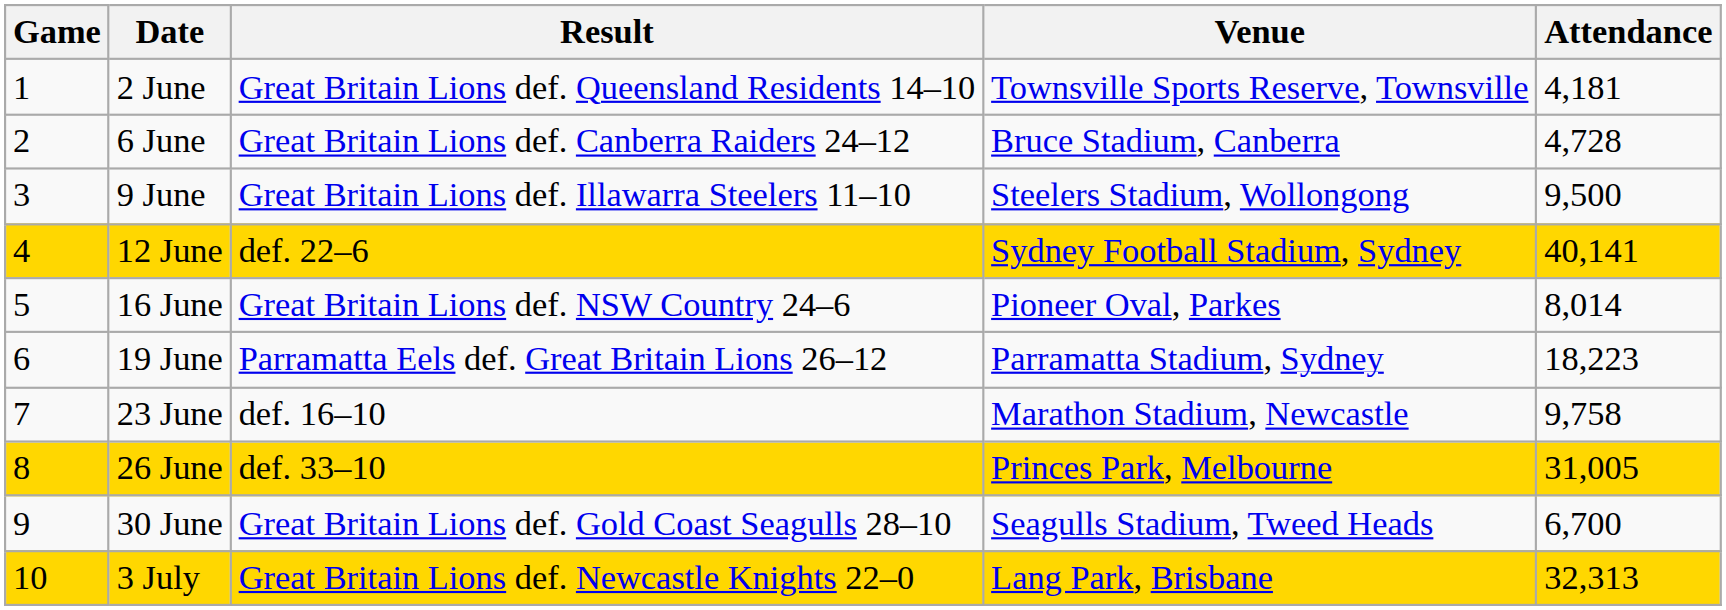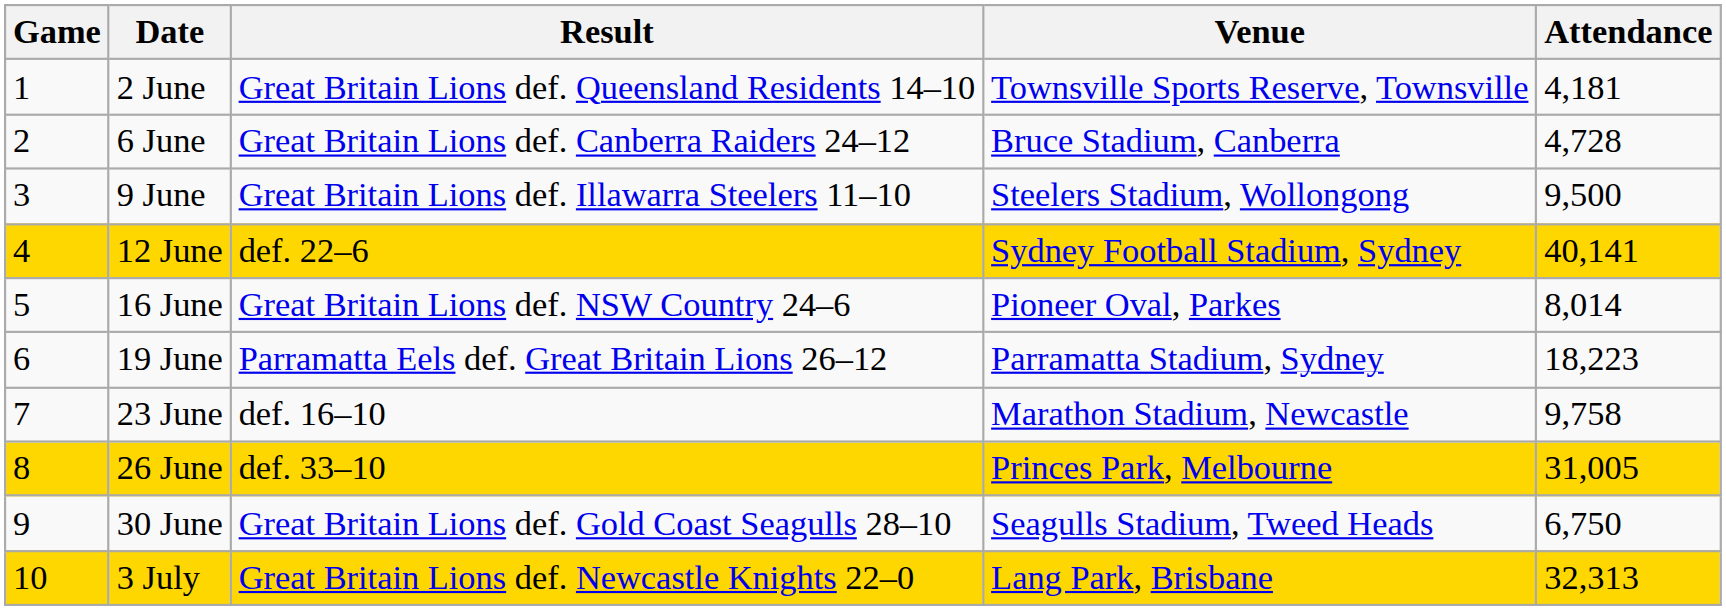(1583, 522) 6,700 -> (1583, 522) 6,750
